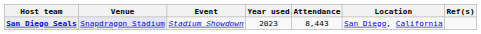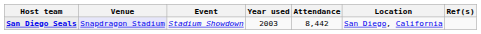(269, 23) 2023 -> (269, 23) 2003
(317, 23) 8,443 -> (317, 23) 8,442
